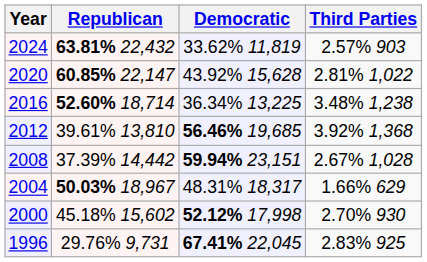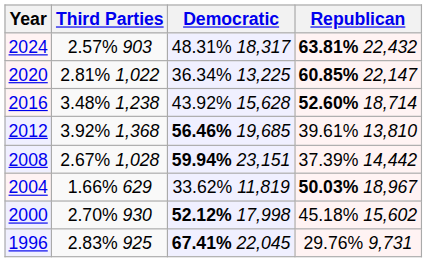columns swapped: (115, 19) <-> (363, 19)
(242, 47) 33.62% 11,819 -> (231, 47) 48.31% 18,317
(242, 75) 43.92% 15,628 -> (231, 75) 36.34% 13,225
(242, 103) 36.34% 13,225 -> (231, 103) 43.92% 15,628
(242, 187) 48.31% 18,317 -> (231, 187) 33.62% 11,819
